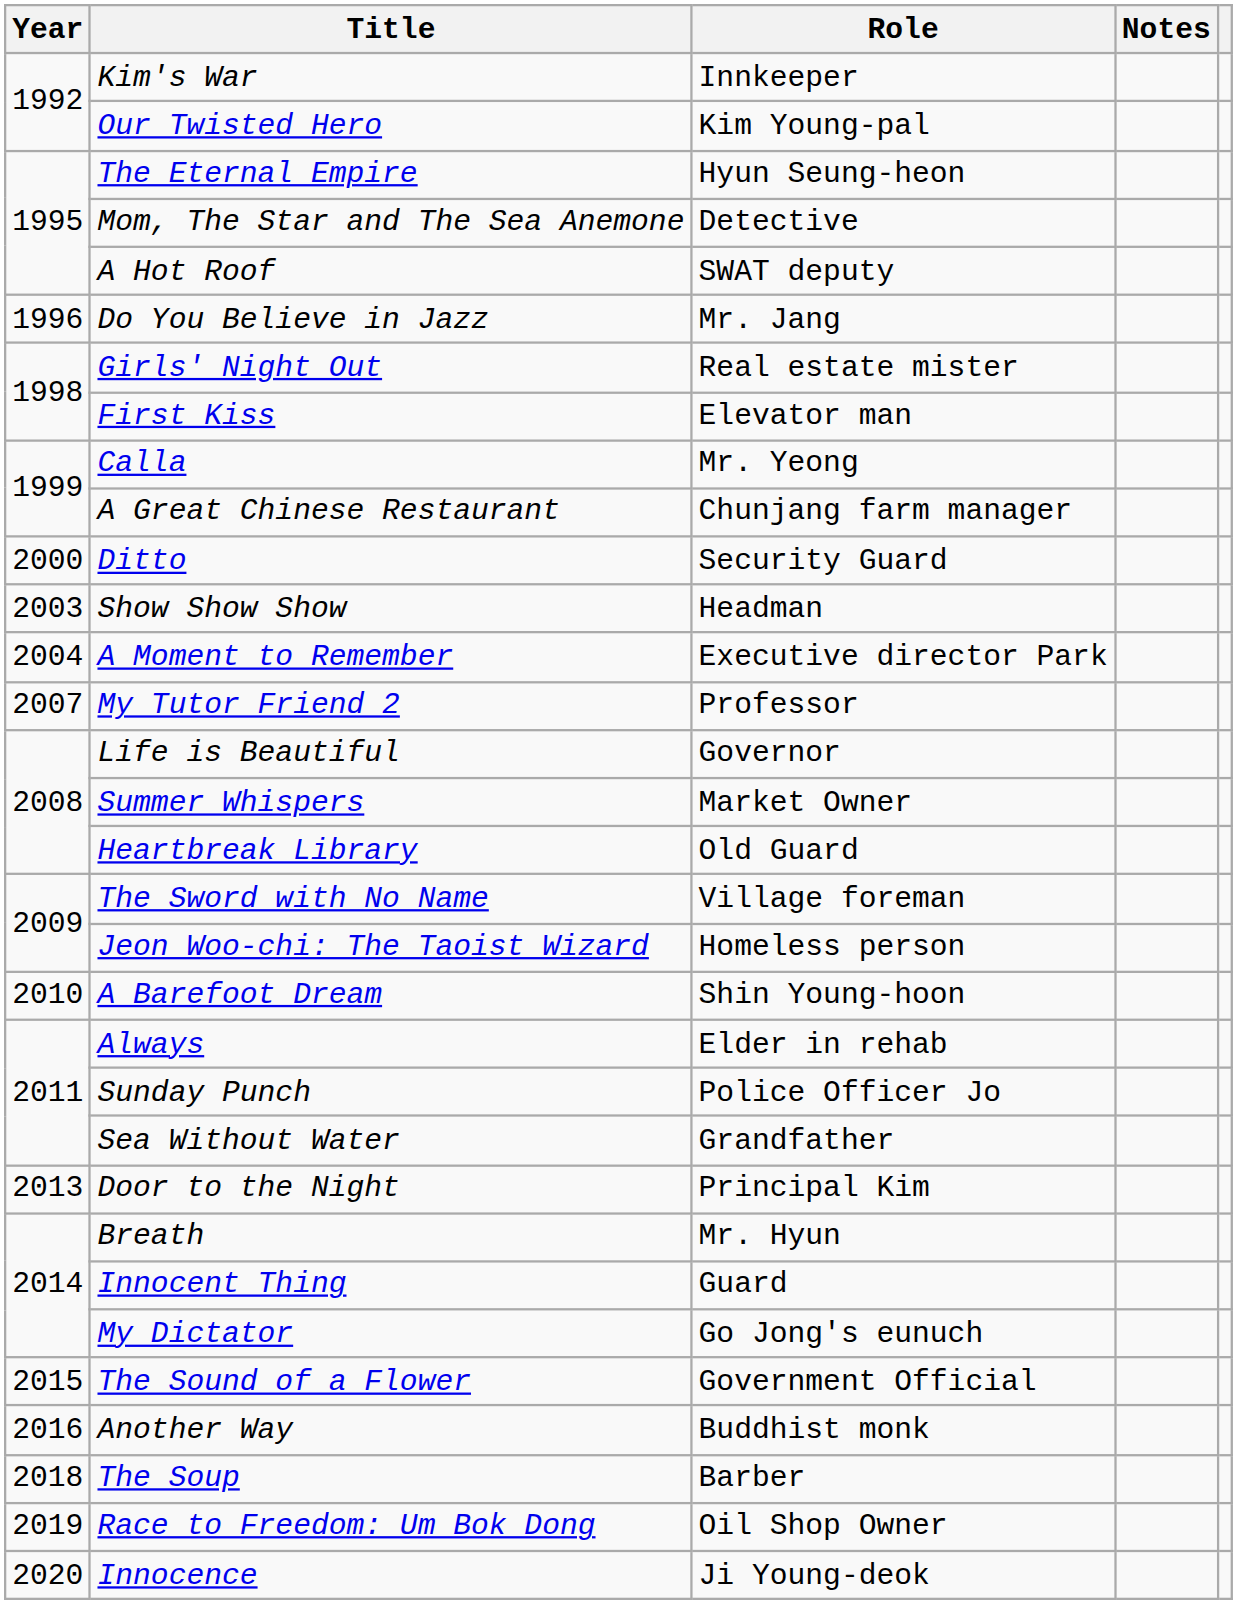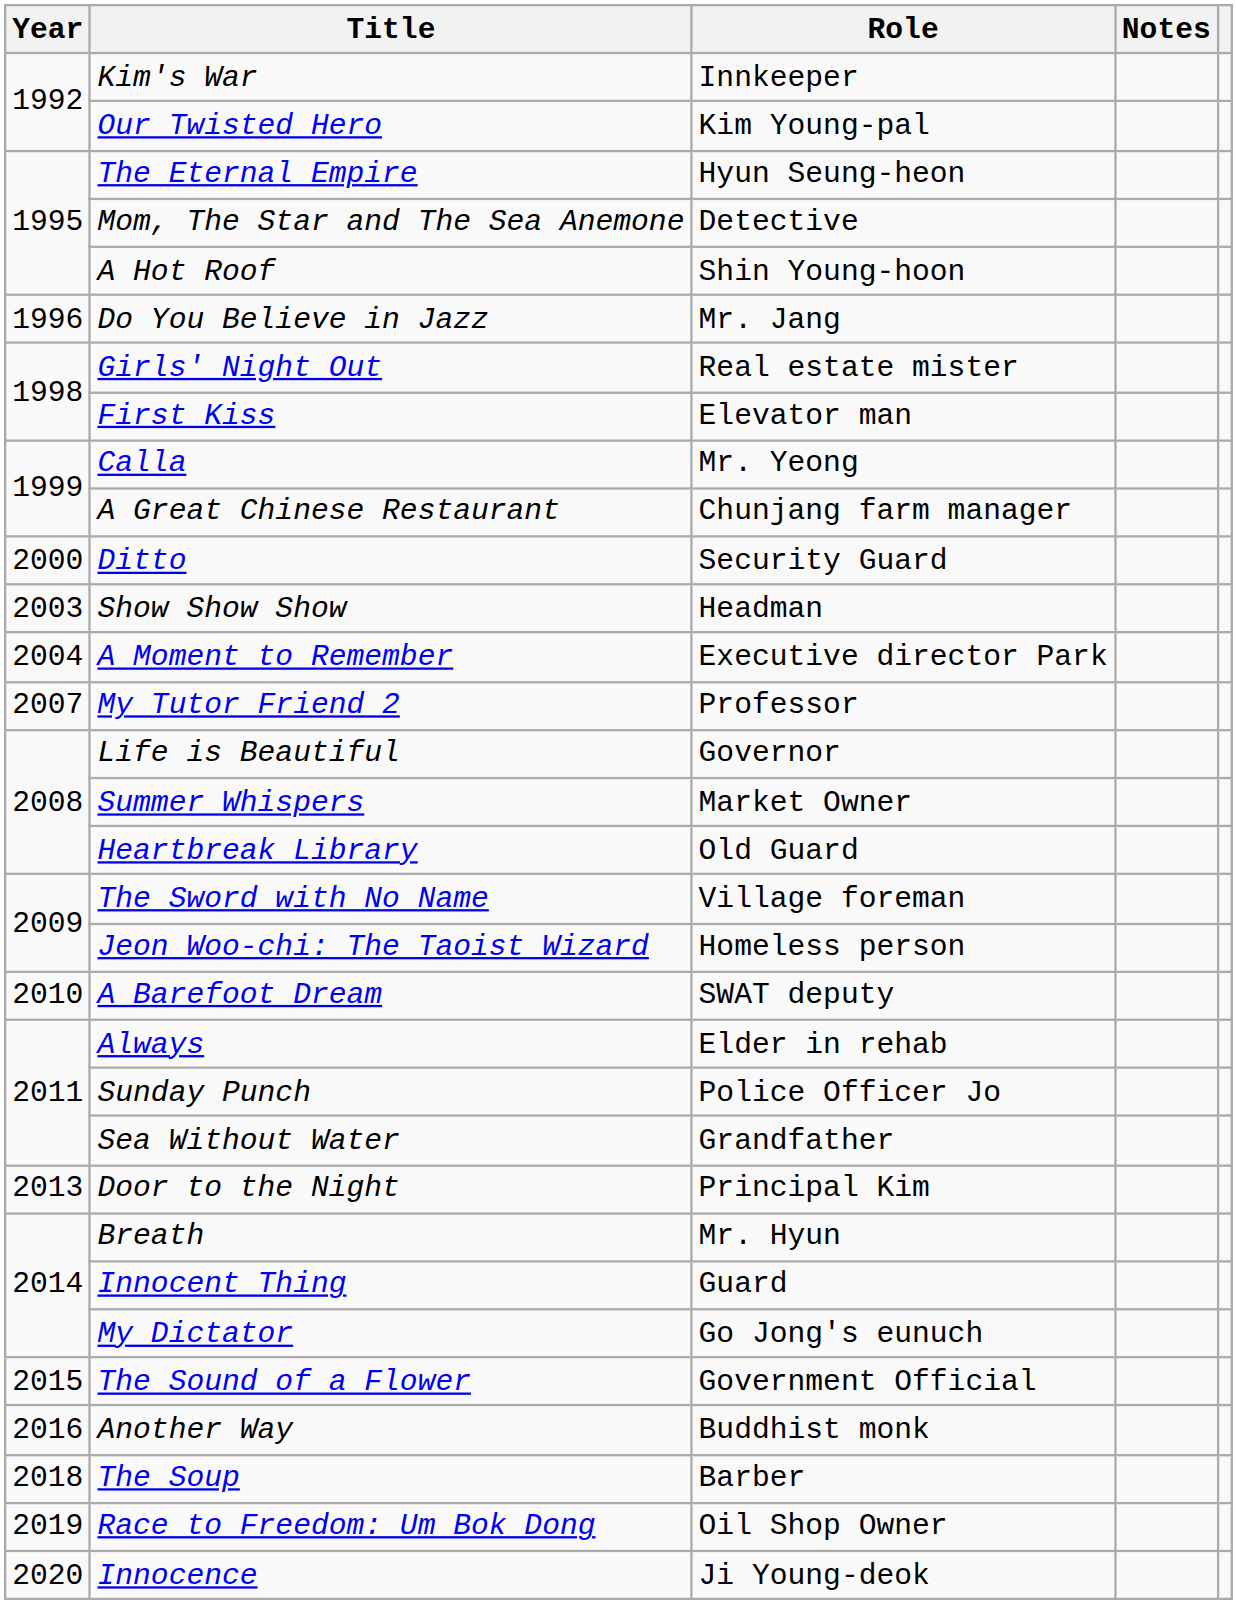(796, 271) SWAT deputy -> (832, 271) Shin Young-hoon
(832, 995) Shin Young-hoon -> (796, 995) SWAT deputy
